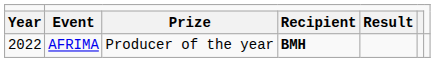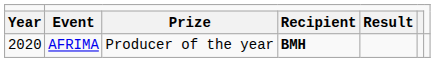(25, 46) 2022 -> (25, 46) 2020
